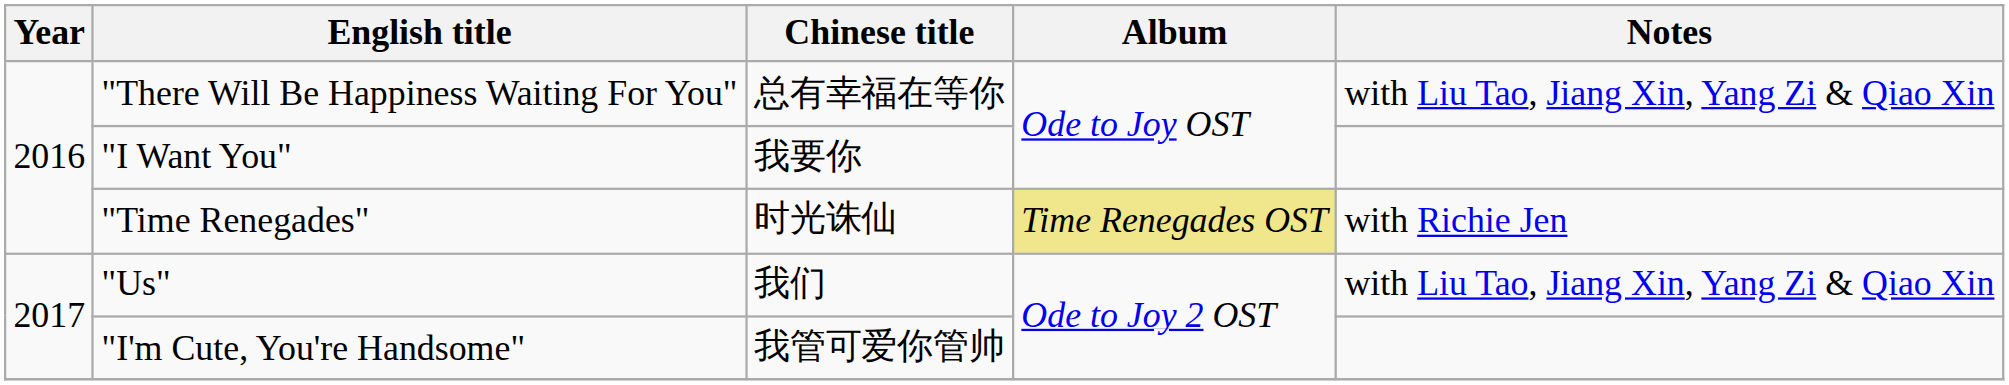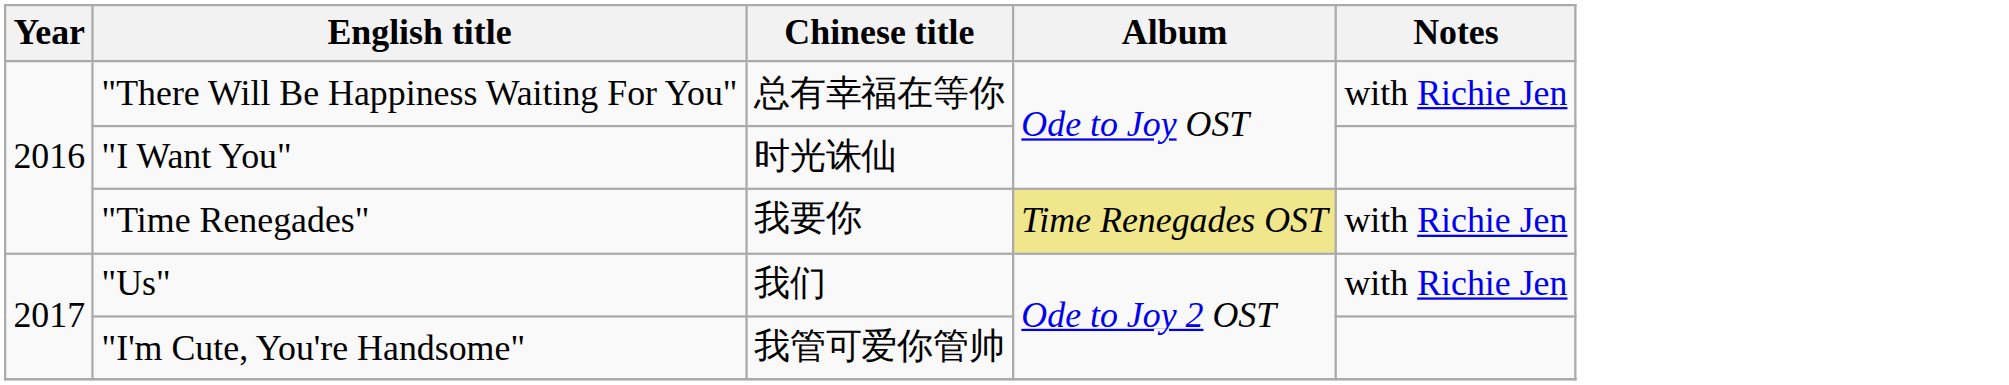(1669, 93) with Liu Tao, Jiang Xin, Yang Zi & Qiao Xin -> (1456, 93) with Richie Jen
(808, 155) 我要你 -> (826, 155) 时光诛仙
(826, 219) 时光诛仙 -> (808, 219) 我要你
(1669, 283) with Liu Tao, Jiang Xin, Yang Zi & Qiao Xin -> (1456, 283) with Richie Jen
